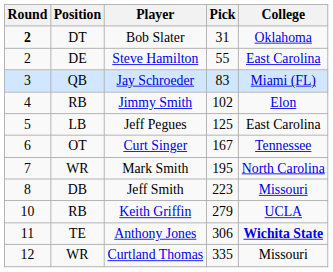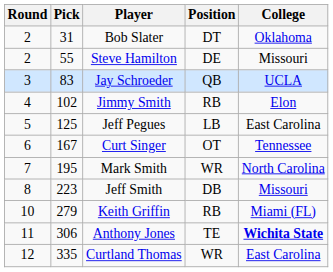columns swapped: (222, 15) <-> (77, 15)
(27, 37) bold -> (27, 37) normal
(283, 59) East Carolina -> (283, 59) Missouri
(283, 80) Miami (FL) -> (283, 80) UCLA
(283, 211) UCLA -> (283, 211) Miami (FL)
(283, 255) Missouri -> (283, 255) East Carolina
